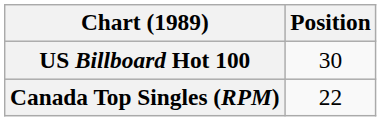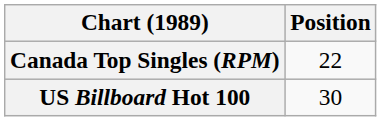rows swapped: (145, 97) <-> (145, 60)
